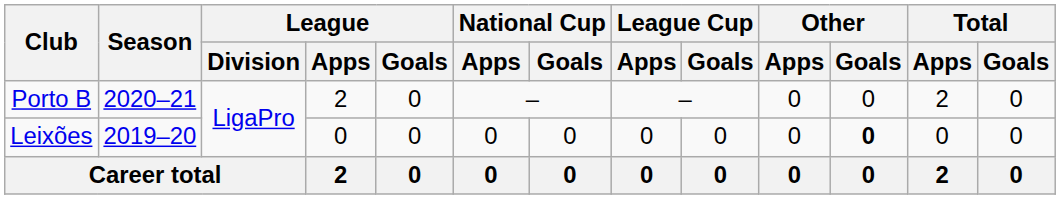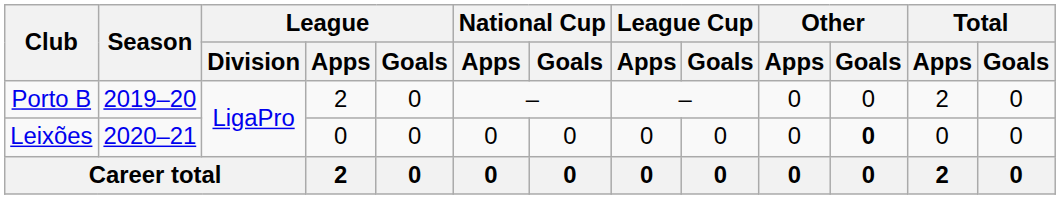(150, 99) 2020–21 -> (150, 99) 2019–20
(150, 136) 2019–20 -> (150, 136) 2020–21
